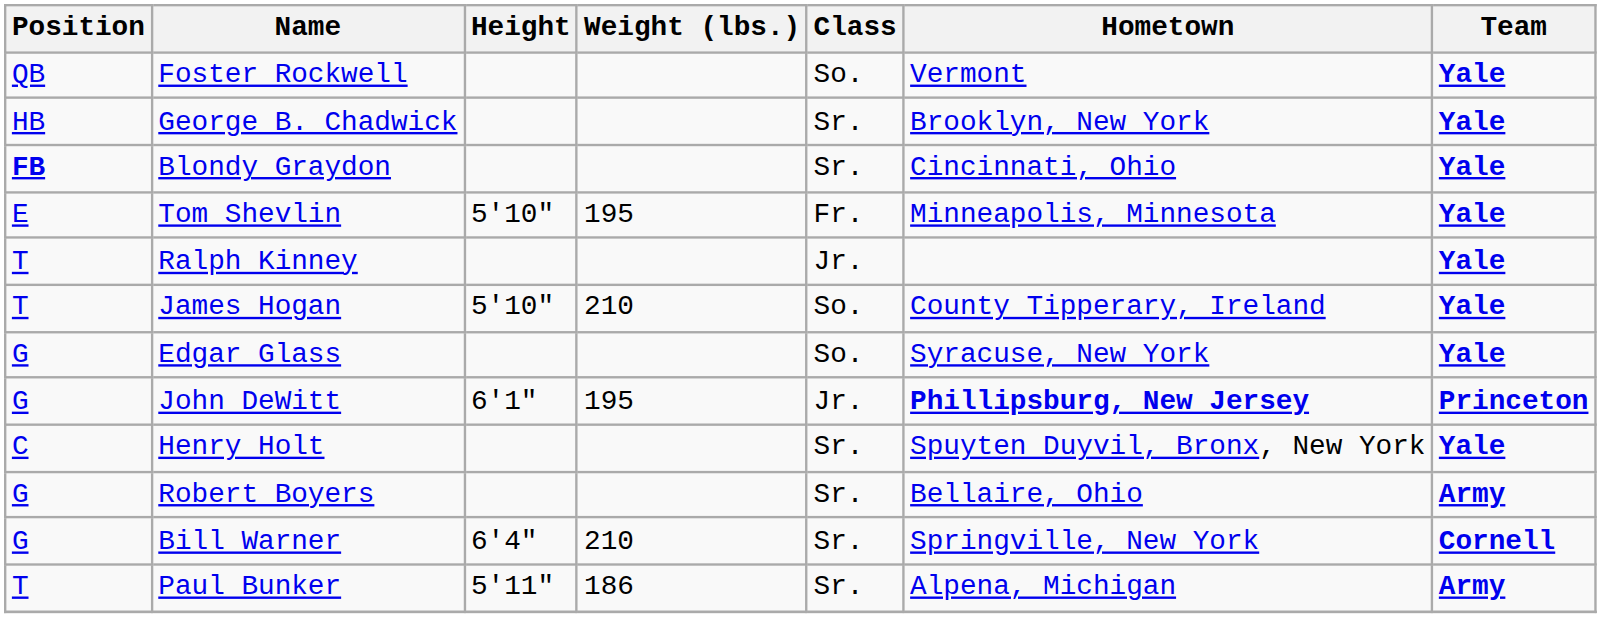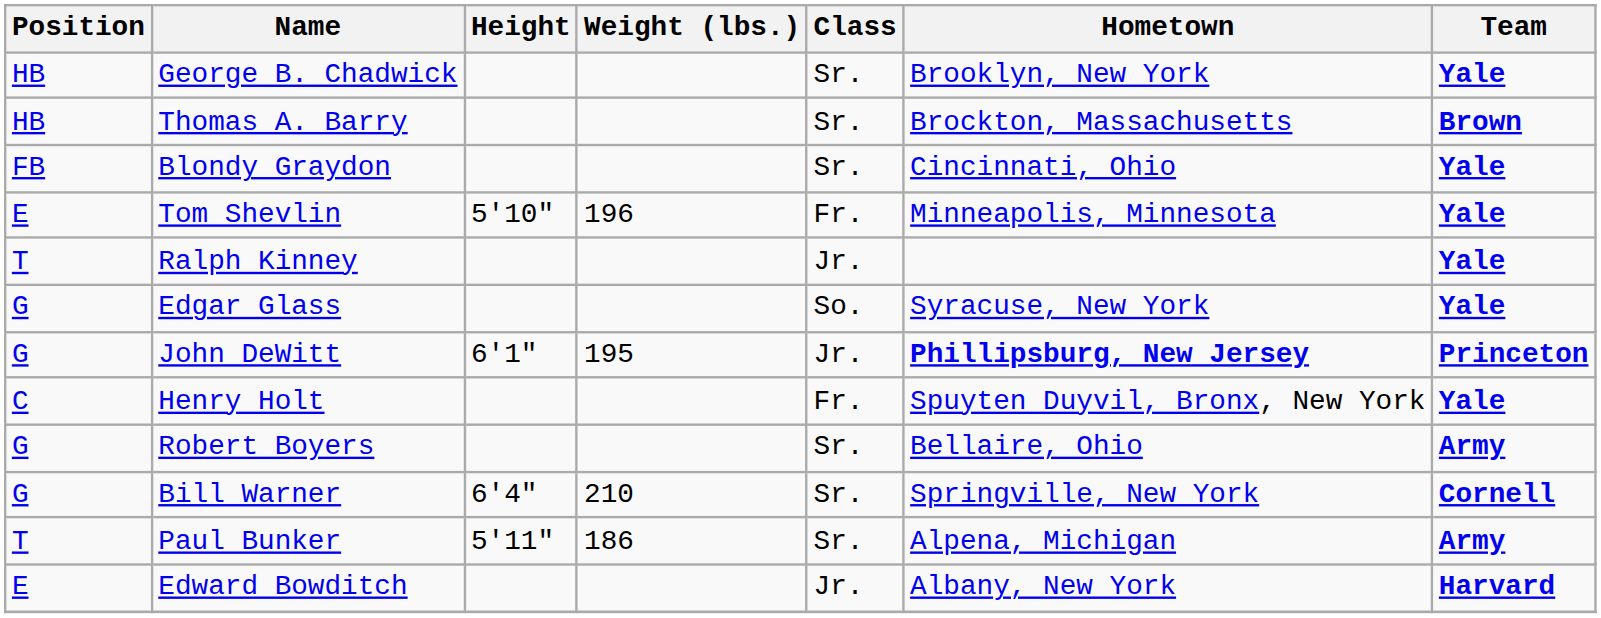- row: (283, 75)
+ row: (283, 121)
(29, 168) bold -> (29, 168) normal
(609, 215) 195 -> (609, 215) 196
- row: (250, 308)
(839, 447) Sr. -> (839, 401) Fr.
+ row: (283, 587)
